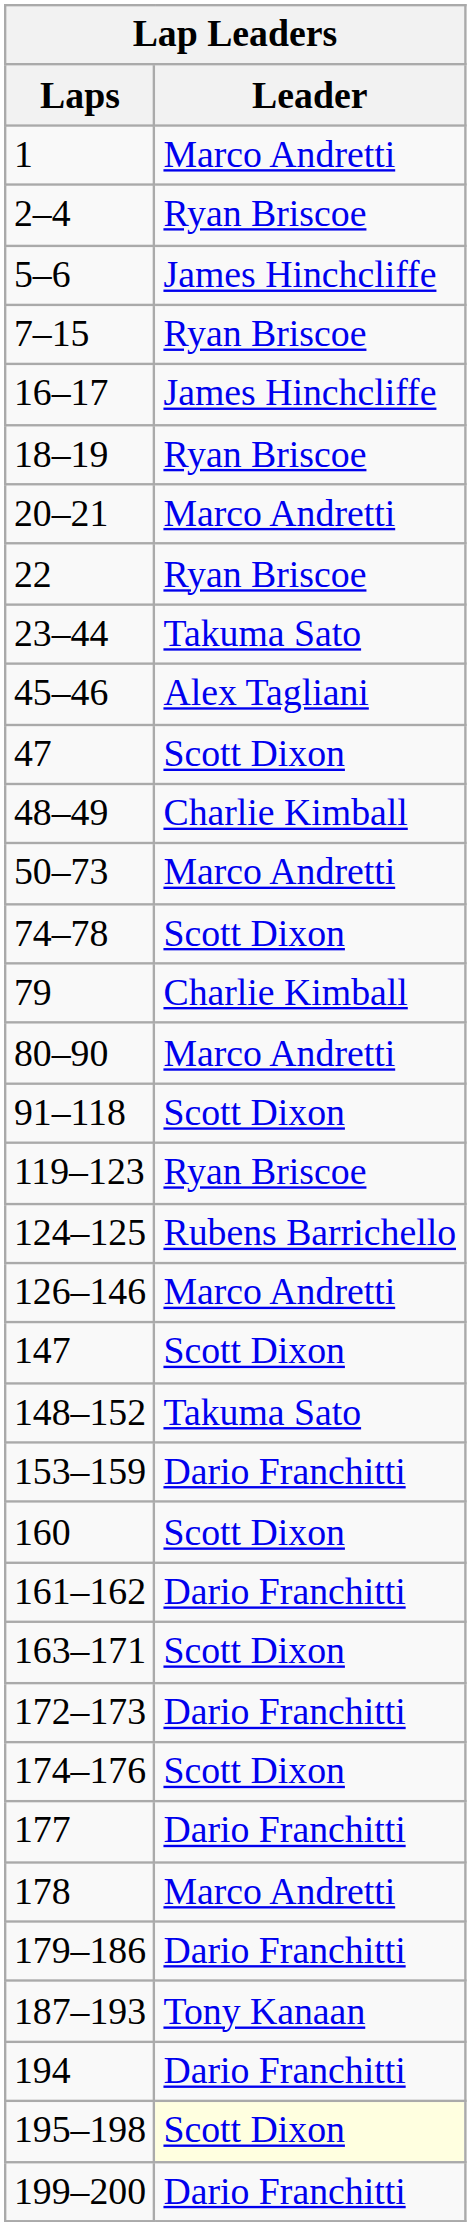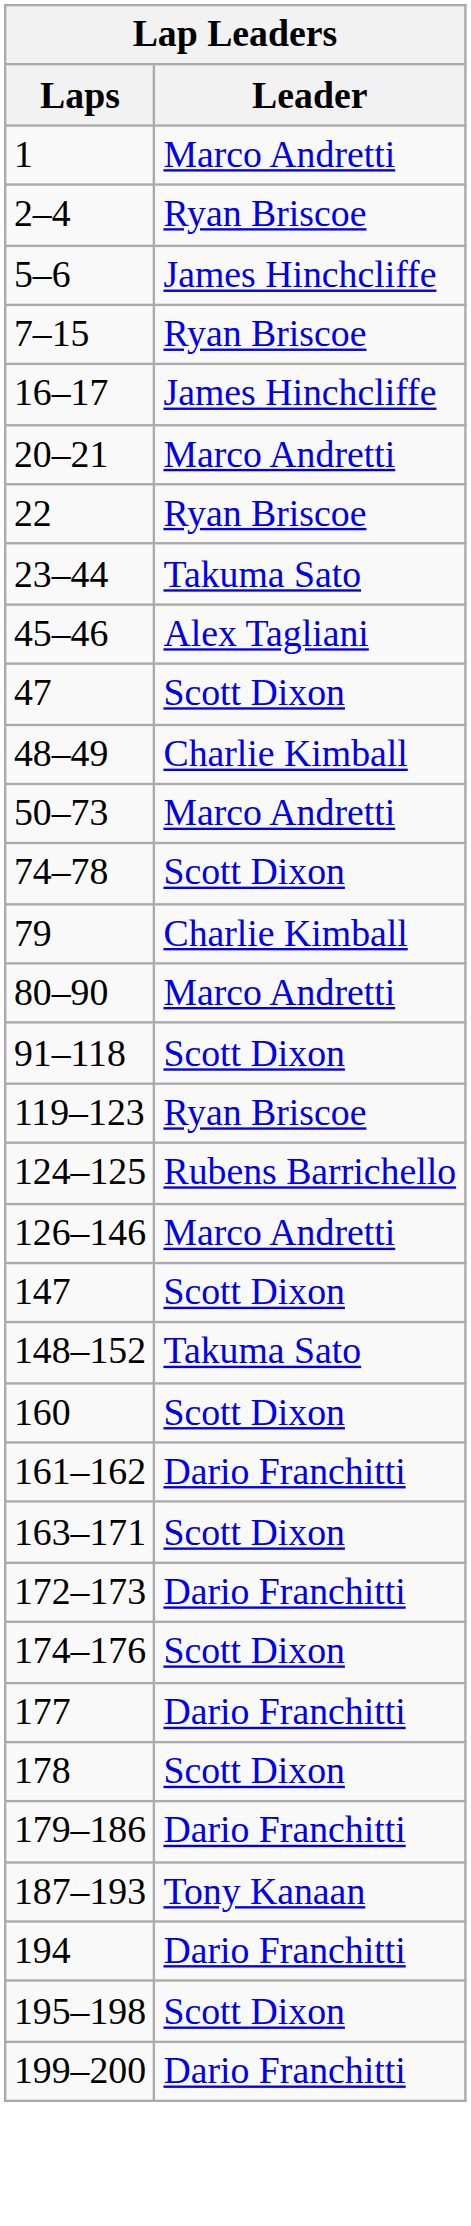- row: (61, 453)
- row: (80, 1471)
(279, 1890) Marco Andretti -> (254, 1771) Scott Dixon
(254, 2130) lightyellow background -> (254, 2010) no background
